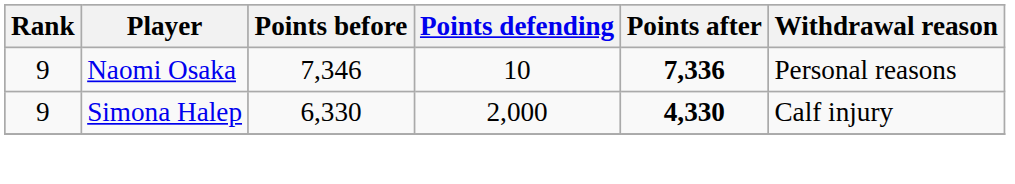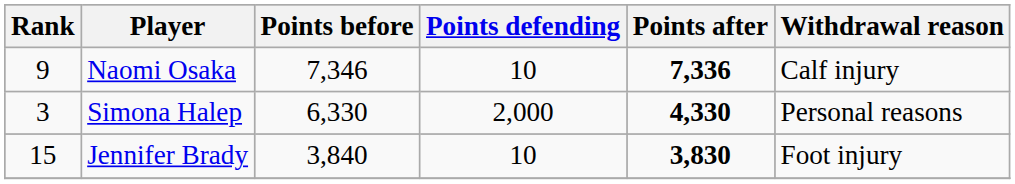(866, 69) Personal reasons -> (840, 69) Calf injury
(43, 112) 9 -> (43, 112) 3
(834, 112) Calf injury -> (872, 112) Personal reasons
+ row: (168, 155)
